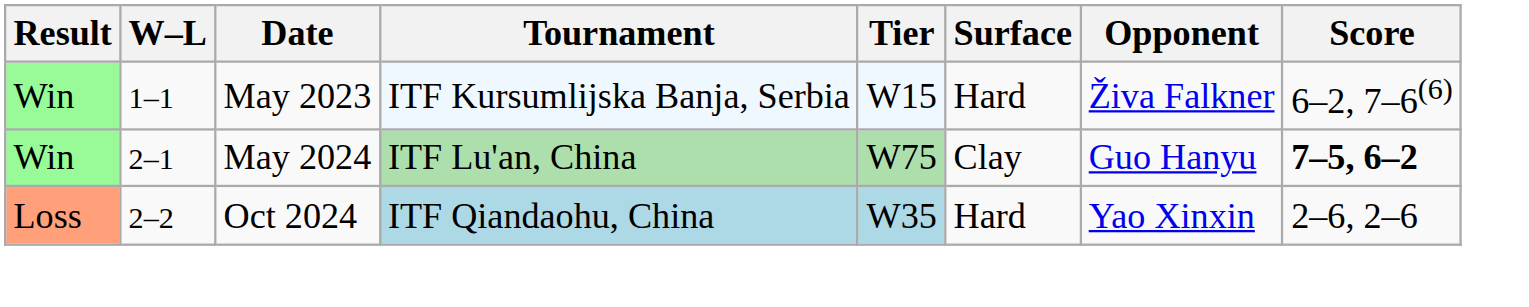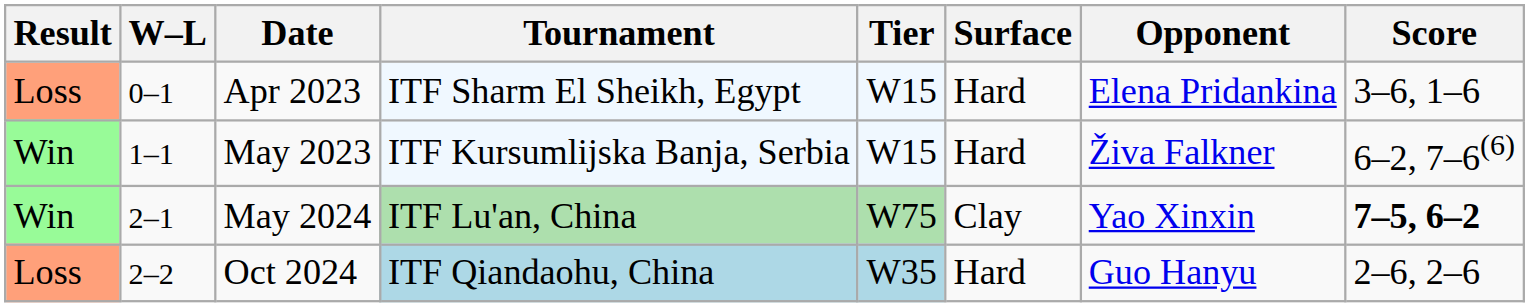+ row: (292, 90)
(1173, 157) Guo Hanyu -> (1172, 214) Yao Xinxin
(1172, 214) Yao Xinxin -> (1173, 272) Guo Hanyu
